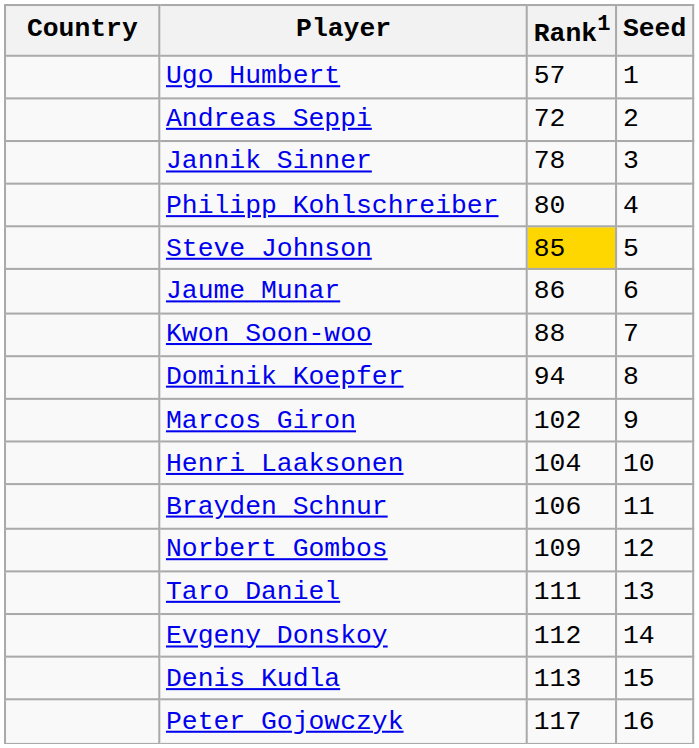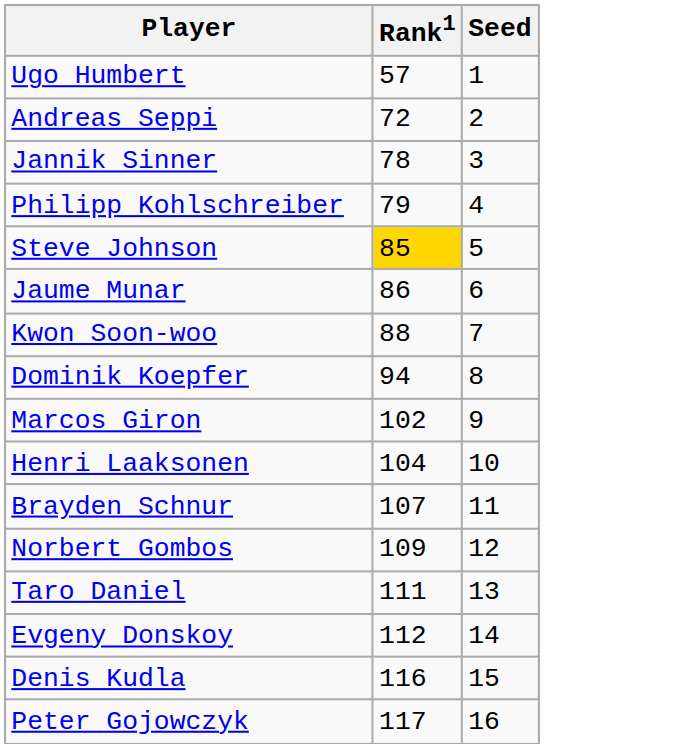- column: (82, 30)
(550, 205) 80 -> (395, 205) 79
(558, 506) 106 -> (403, 506) 107
(558, 678) 113 -> (403, 678) 116
